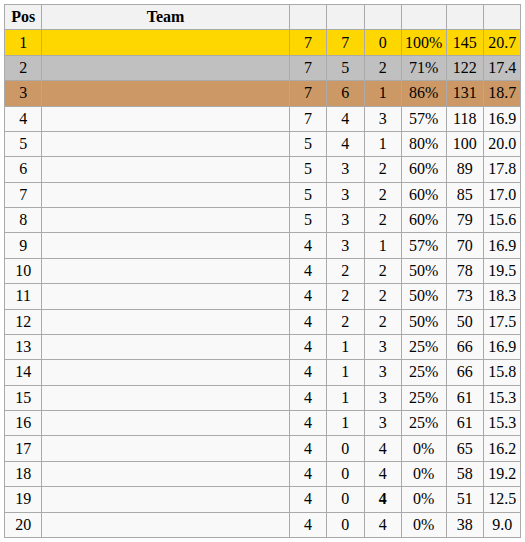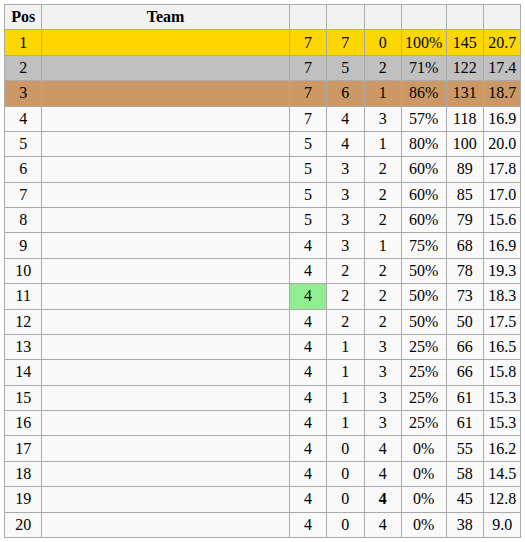(424, 245) 57% -> (424, 245) 75%
(465, 245) 70 -> (465, 245) 68
(502, 270) 19.5 -> (502, 270) 19.3
(308, 296) no background -> (308, 296) lightgreen background
(502, 347) 16.9 -> (502, 347) 16.5
(465, 448) 65 -> (465, 448) 55
(502, 473) 19.2 -> (502, 473) 14.5
(465, 499) 51 -> (465, 499) 45
(502, 499) 12.5 -> (502, 499) 12.8
